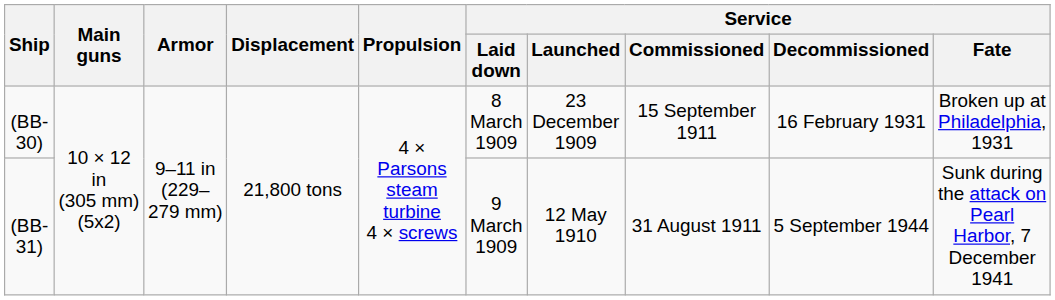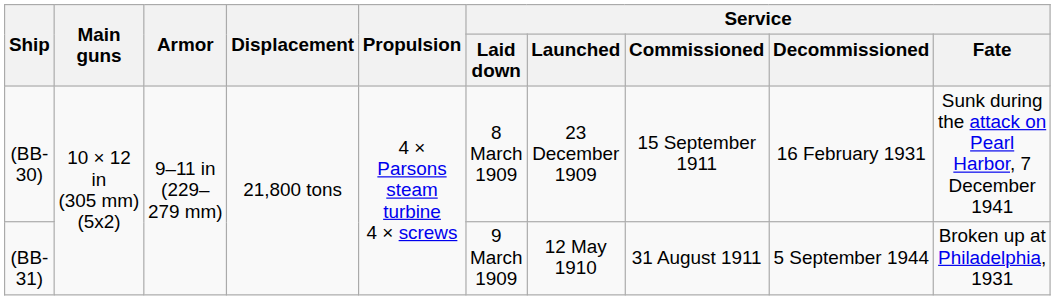(992, 121) Broken up at Philadelphia, 1931 -> (992, 153) Sunk during the attack on Pearl Harbor, 7 December 1941
(992, 226) Sunk during the attack on Pearl Harbor, 7 December 1941 -> (992, 257) Broken up at Philadelphia, 1931
